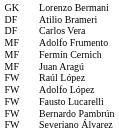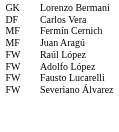- row: (68, 19)
- row: (74, 43)
- row: (77, 113)
